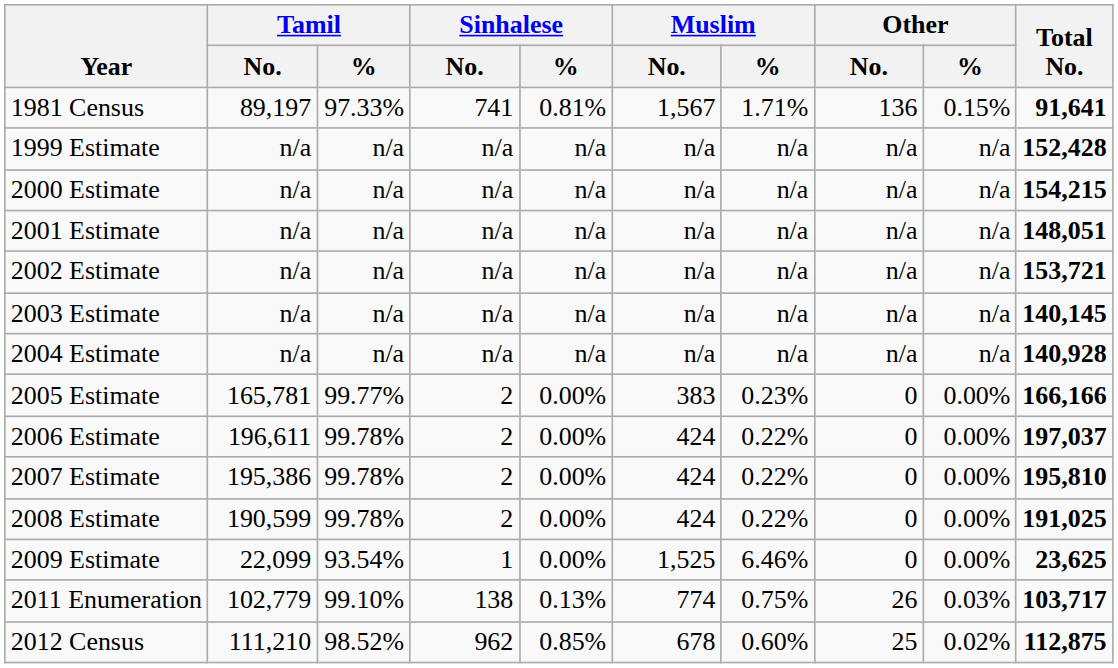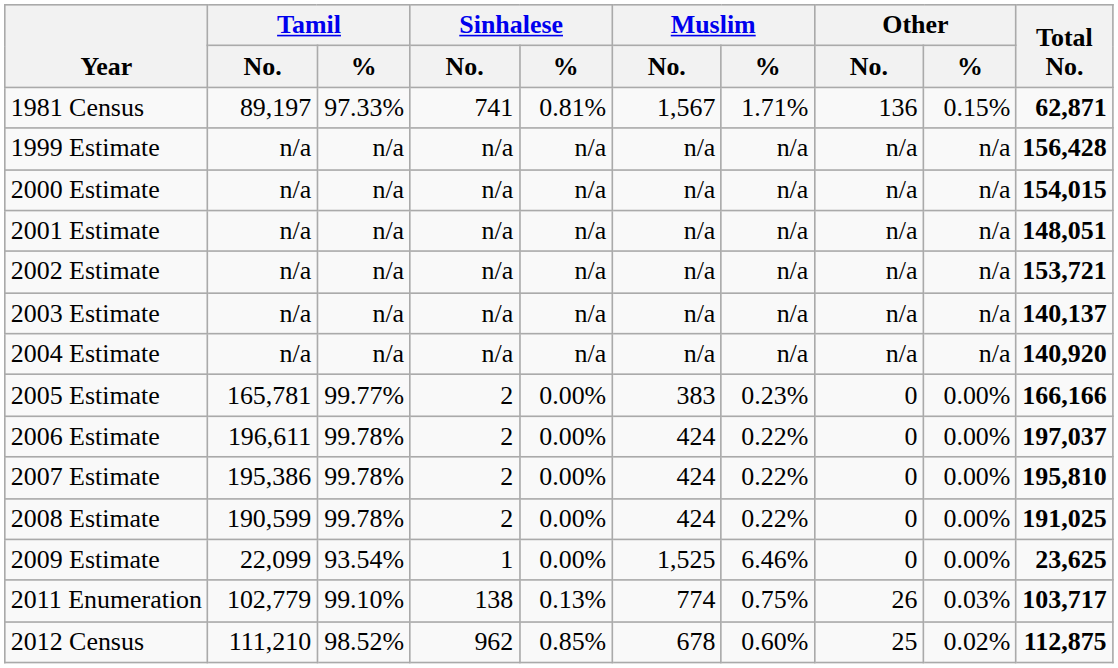(1071, 107) 91,641 -> (1071, 107) 62,871
(1064, 148) 152,428 -> (1064, 148) 156,428
(1064, 189) 154,215 -> (1064, 189) 154,015
(1064, 312) 140,145 -> (1064, 312) 140,137
(1064, 353) 140,928 -> (1064, 353) 140,920
